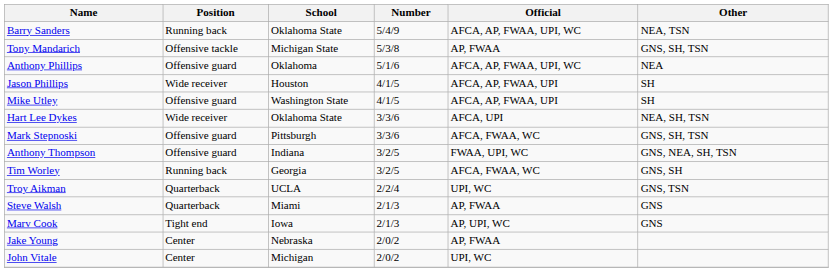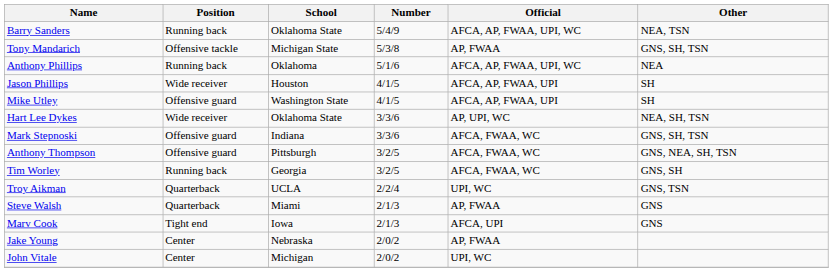(201, 65) Offensive guard -> (196, 65) Running back
(477, 118) AFCA, UPI -> (480, 118) AP, UPI, WC
(294, 135) Pittsburgh -> (288, 135) Indiana
(288, 153) Indiana -> (294, 153) Pittsburgh
(489, 153) FWAA, UPI, WC -> (495, 153) AFCA, FWAA, WC
(480, 223) AP, UPI, WC -> (477, 223) AFCA, UPI
